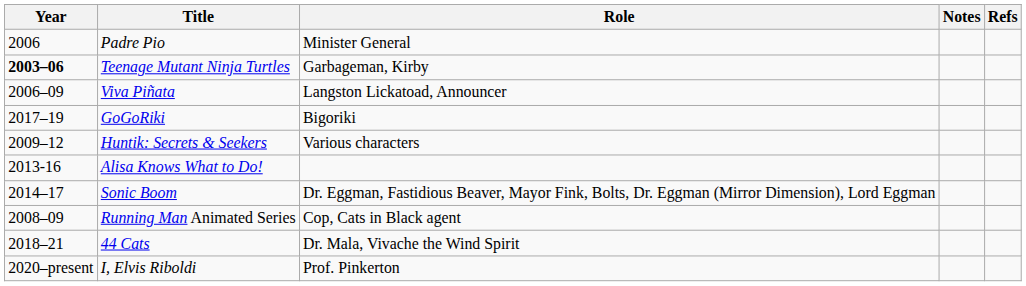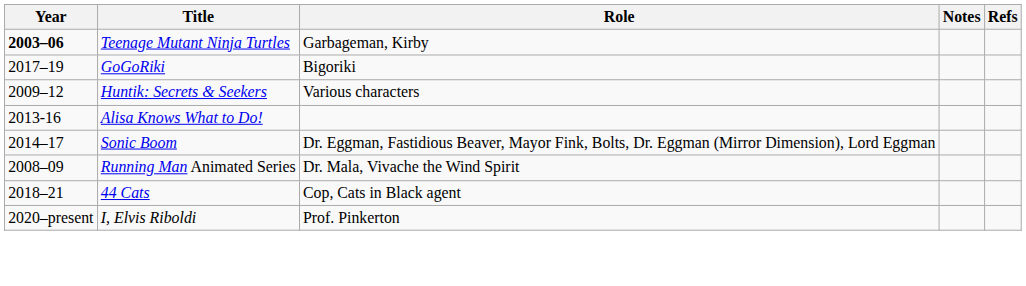- row: (133, 42)
- row: (138, 92)
(382, 218) Cop, Cats in Black agent -> (411, 167) Dr. Mala, Vivache the Wind Spirit
(411, 243) Dr. Mala, Vivache the Wind Spirit -> (382, 192) Cop, Cats in Black agent
